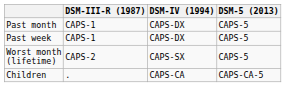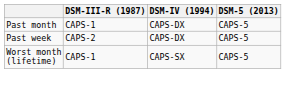(80, 38) CAPS-1 -> (80, 38) CAPS-2
(80, 57) CAPS-2 -> (80, 57) CAPS-1
- row: (26, 75)
